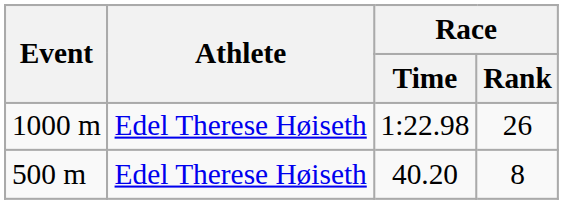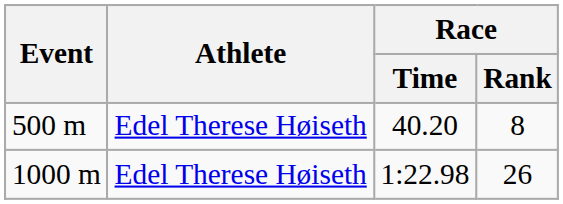rows swapped: (49, 174) <-> (56, 126)
